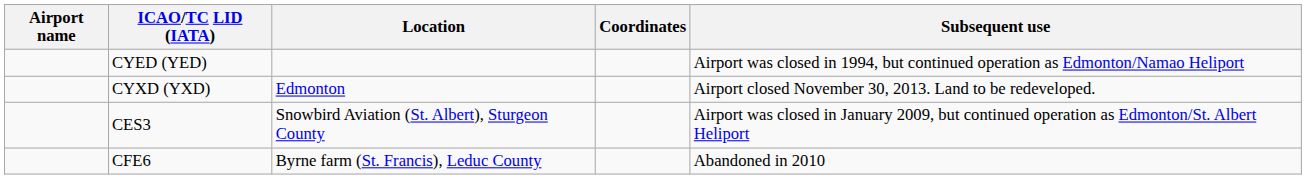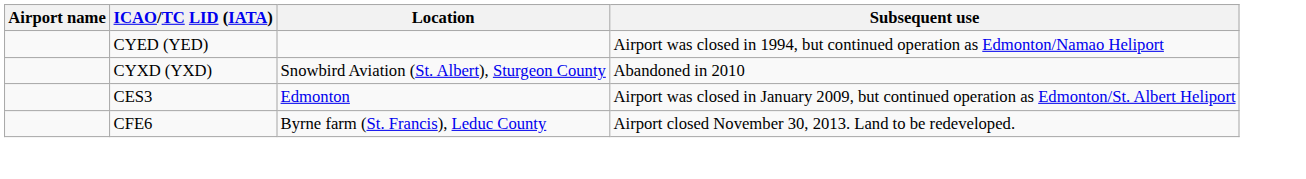- column: (643, 27)
(310, 89) Edmonton -> (443, 70) Snowbird Aviation (St. Albert), Sturgeon County
(895, 89) Airport closed November 30, 2013. Land to be redeveloped. -> (679, 70) Abandoned in 2010
(412, 124) Snowbird Aviation (St. Albert), Sturgeon County -> (315, 96) Edmonton
(759, 160) Abandoned in 2010 -> (814, 123) Airport closed November 30, 2013. Land to be redeveloped.
